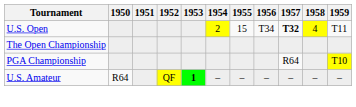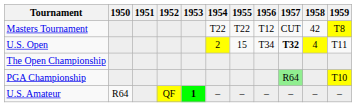+ row: (47, 29)
(291, 61) no background -> (291, 77) lightgreen background
